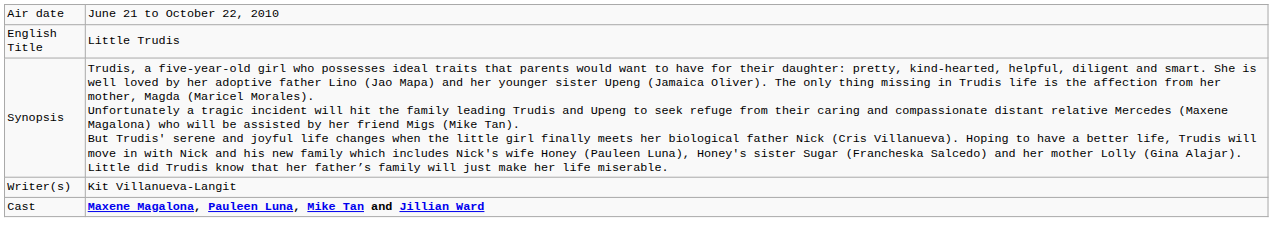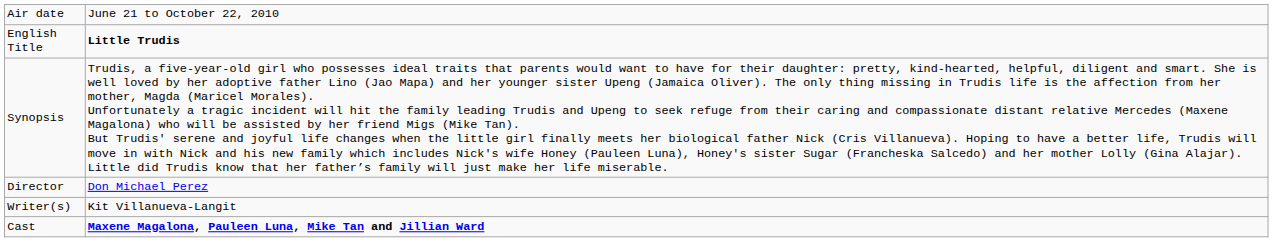(134, 41) normal -> (134, 41) bold
+ row: (36, 187)
